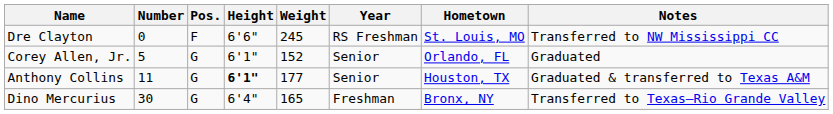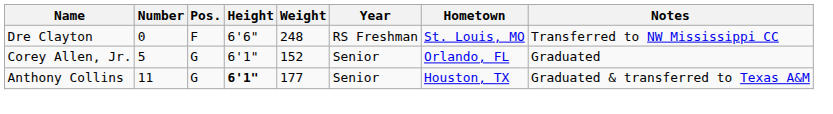(292, 36) 245 -> (292, 36) 248
- row: (62, 99)
